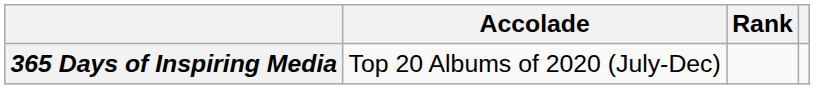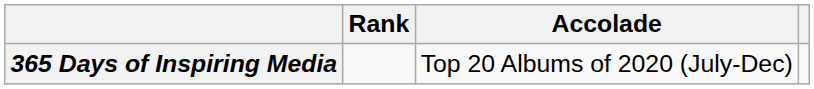columns swapped: (535, 24) <-> (763, 24)
